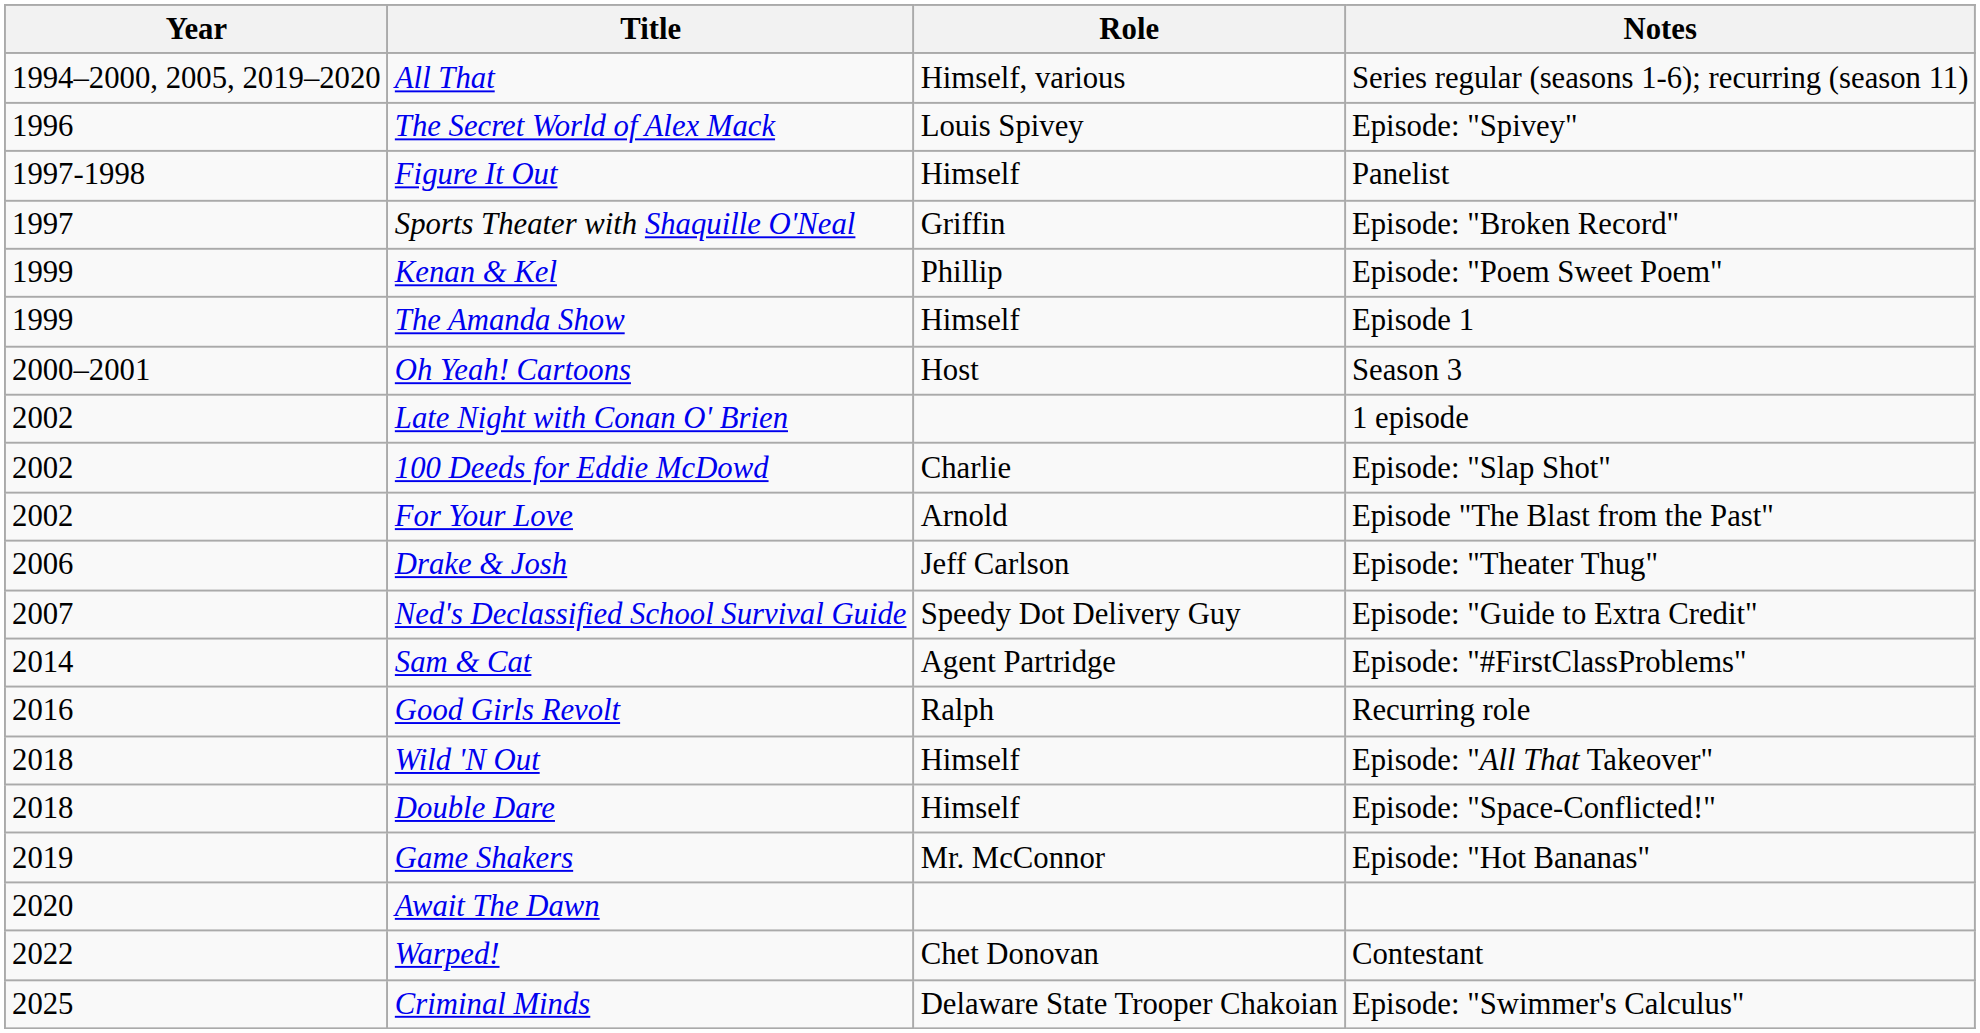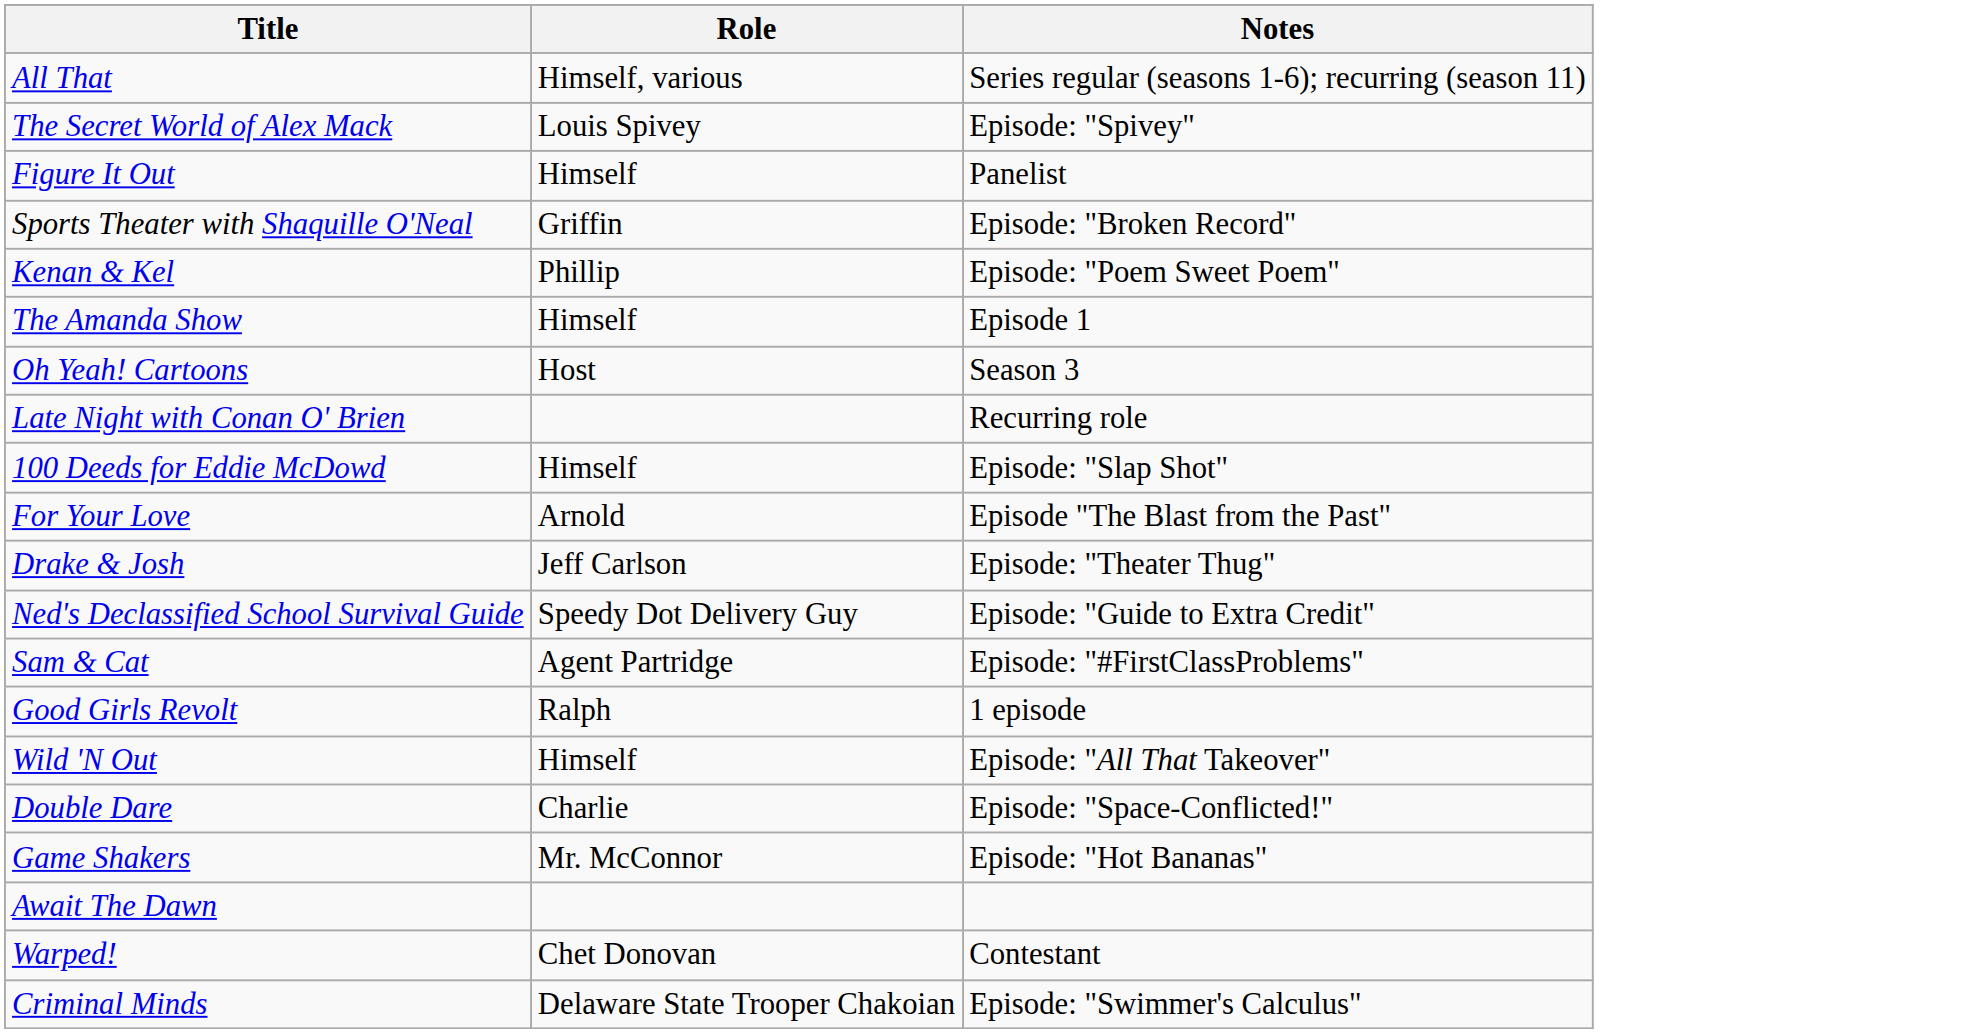- column: (196, 28)
(1410, 418) 1 episode -> (1058, 418) Recurring role
(966, 467) Charlie -> (587, 467) Himself
(1441, 710) Recurring role -> (1028, 710) 1 episode
(970, 808) Himself -> (583, 808) Charlie
